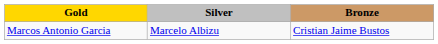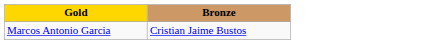- column: (219, 13)
